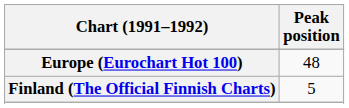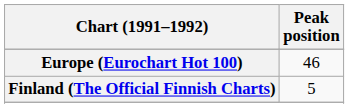(311, 62) 48 -> (311, 62) 46
